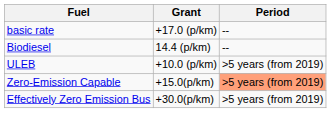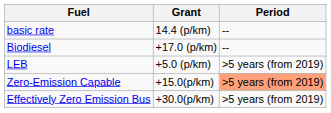(186, 30) +17.0 (p/km) -> (183, 30) 14.4 (p/km)
(183, 47) 14.4 (p/km) -> (186, 47) +17.0 (p/km)
+ row: (17, 64)
- row: (21, 64)
